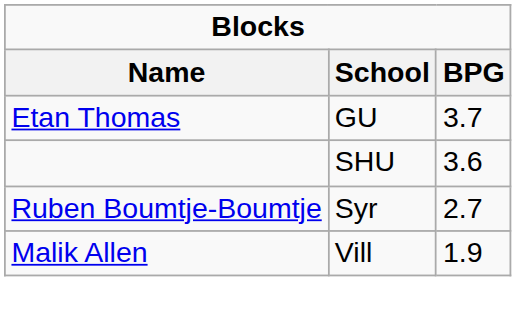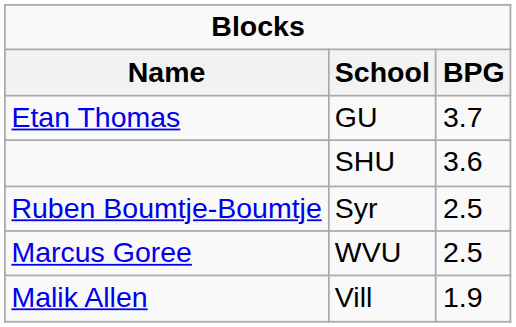(463, 207) 2.7 -> (463, 207) 2.5
+ row: (102, 252)
